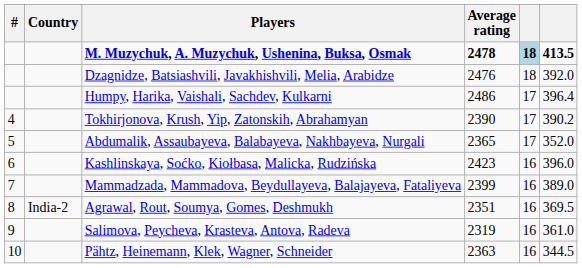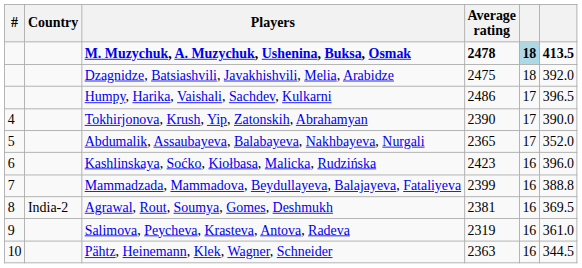(481, 75) 2476 -> (481, 75) 2475
(558, 97) 396.4 -> (558, 97) 396.5
(558, 119) 390.2 -> (558, 119) 390.0
(558, 185) 389.0 -> (558, 185) 388.8
(481, 207) 2351 -> (481, 207) 2381
